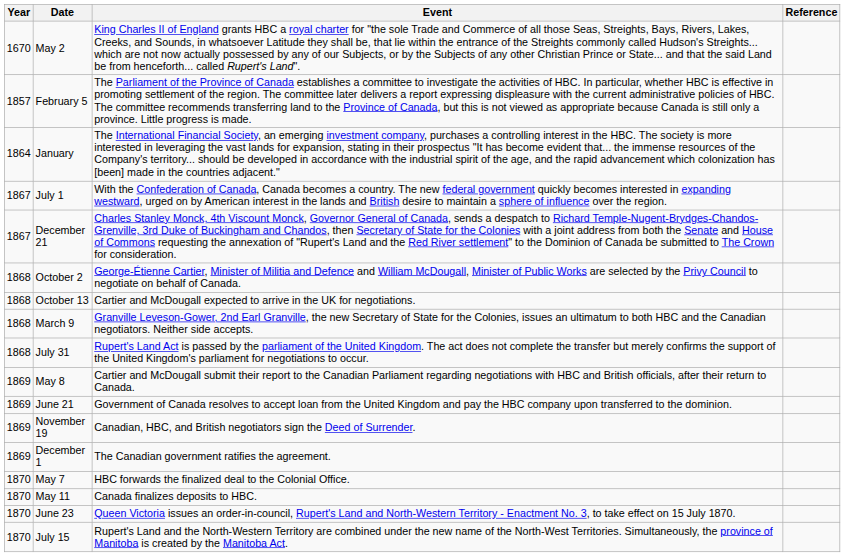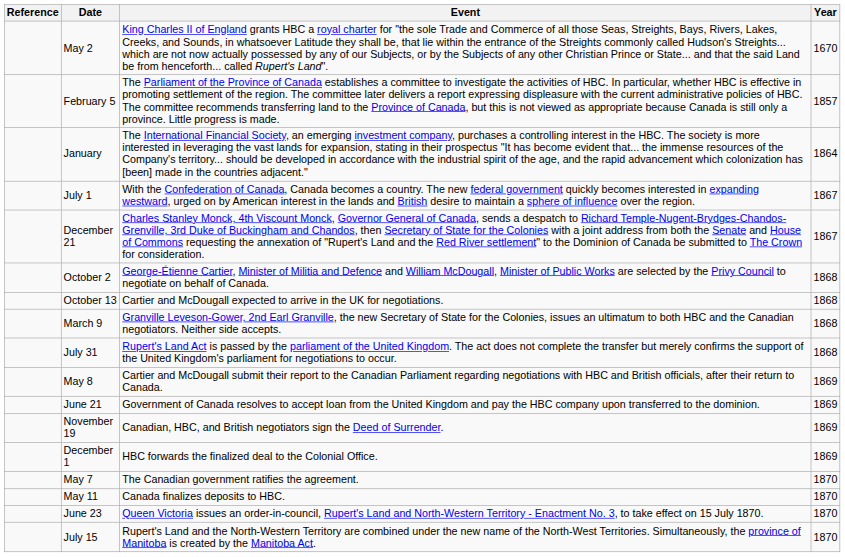columns swapped: (19, 13) <-> (811, 13)
(213, 457) The Canadian government ratifies the agreement. -> (250, 457) HBC forwards the finalized deal to the Colonial Office.
(222, 480) HBC forwards the finalized deal to the Colonial Office. -> (241, 480) The Canadian government ratifies the agreement.
